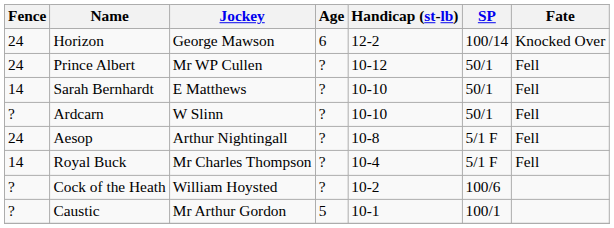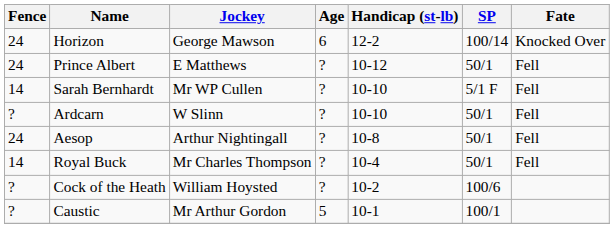(218, 65) Mr WP Cullen -> (210, 65) E Matthews
(210, 89) E Matthews -> (218, 89) Mr WP Cullen
(479, 89) 50/1 -> (482, 89) 5/1 F
(482, 138) 5/1 F -> (479, 138) 50/1
(482, 162) 5/1 F -> (479, 162) 50/1
